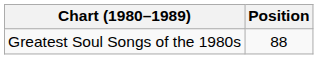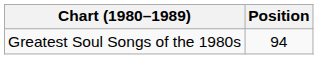(279, 41) 88 -> (279, 41) 94
